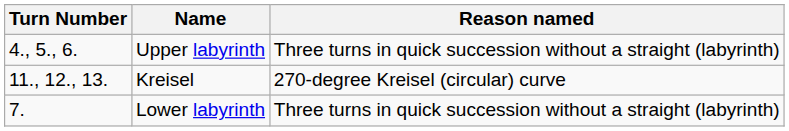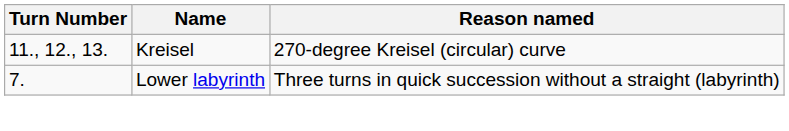- row: (200, 49)
